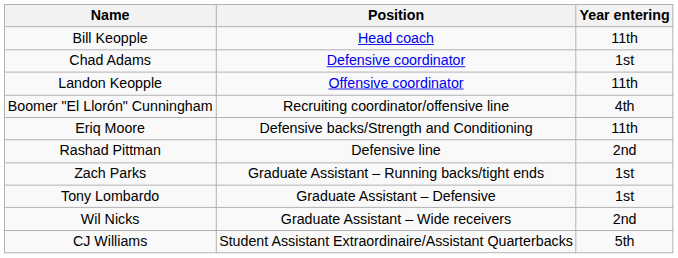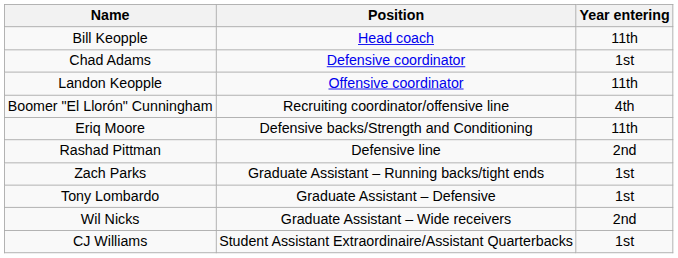(625, 241) 5th -> (625, 241) 1st
